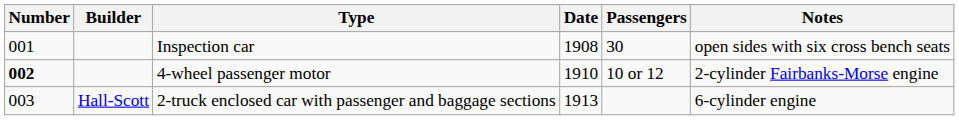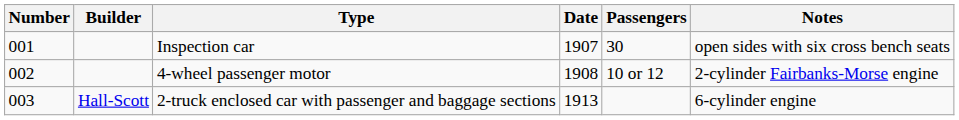(581, 45) 1908 -> (581, 45) 1907
(21, 73) bold -> (21, 73) normal
(581, 73) 1910 -> (581, 73) 1908
